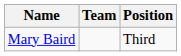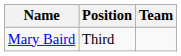columns swapped: (99, 16) <-> (148, 16)
